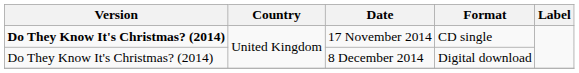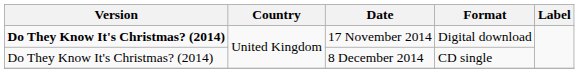(465, 36) CD single -> (485, 36) Digital download
(485, 57) Digital download -> (465, 57) CD single
